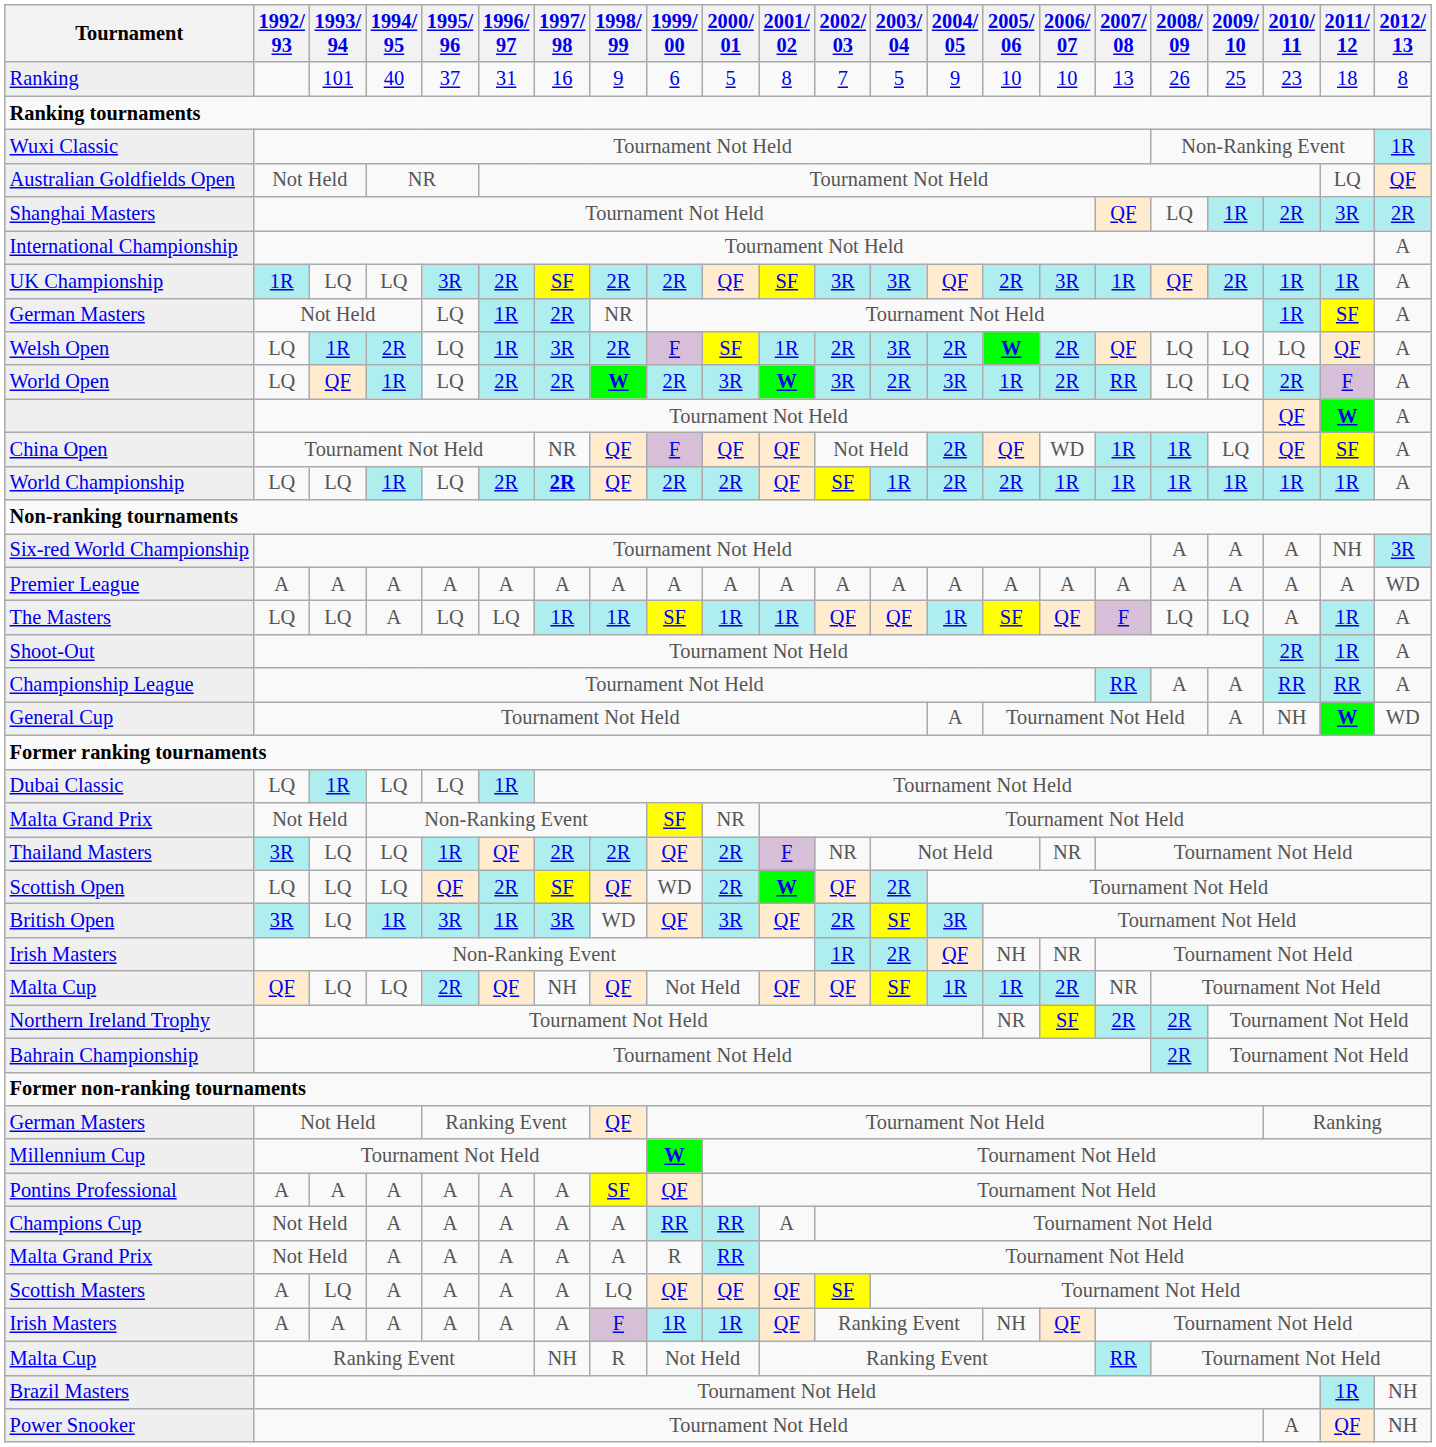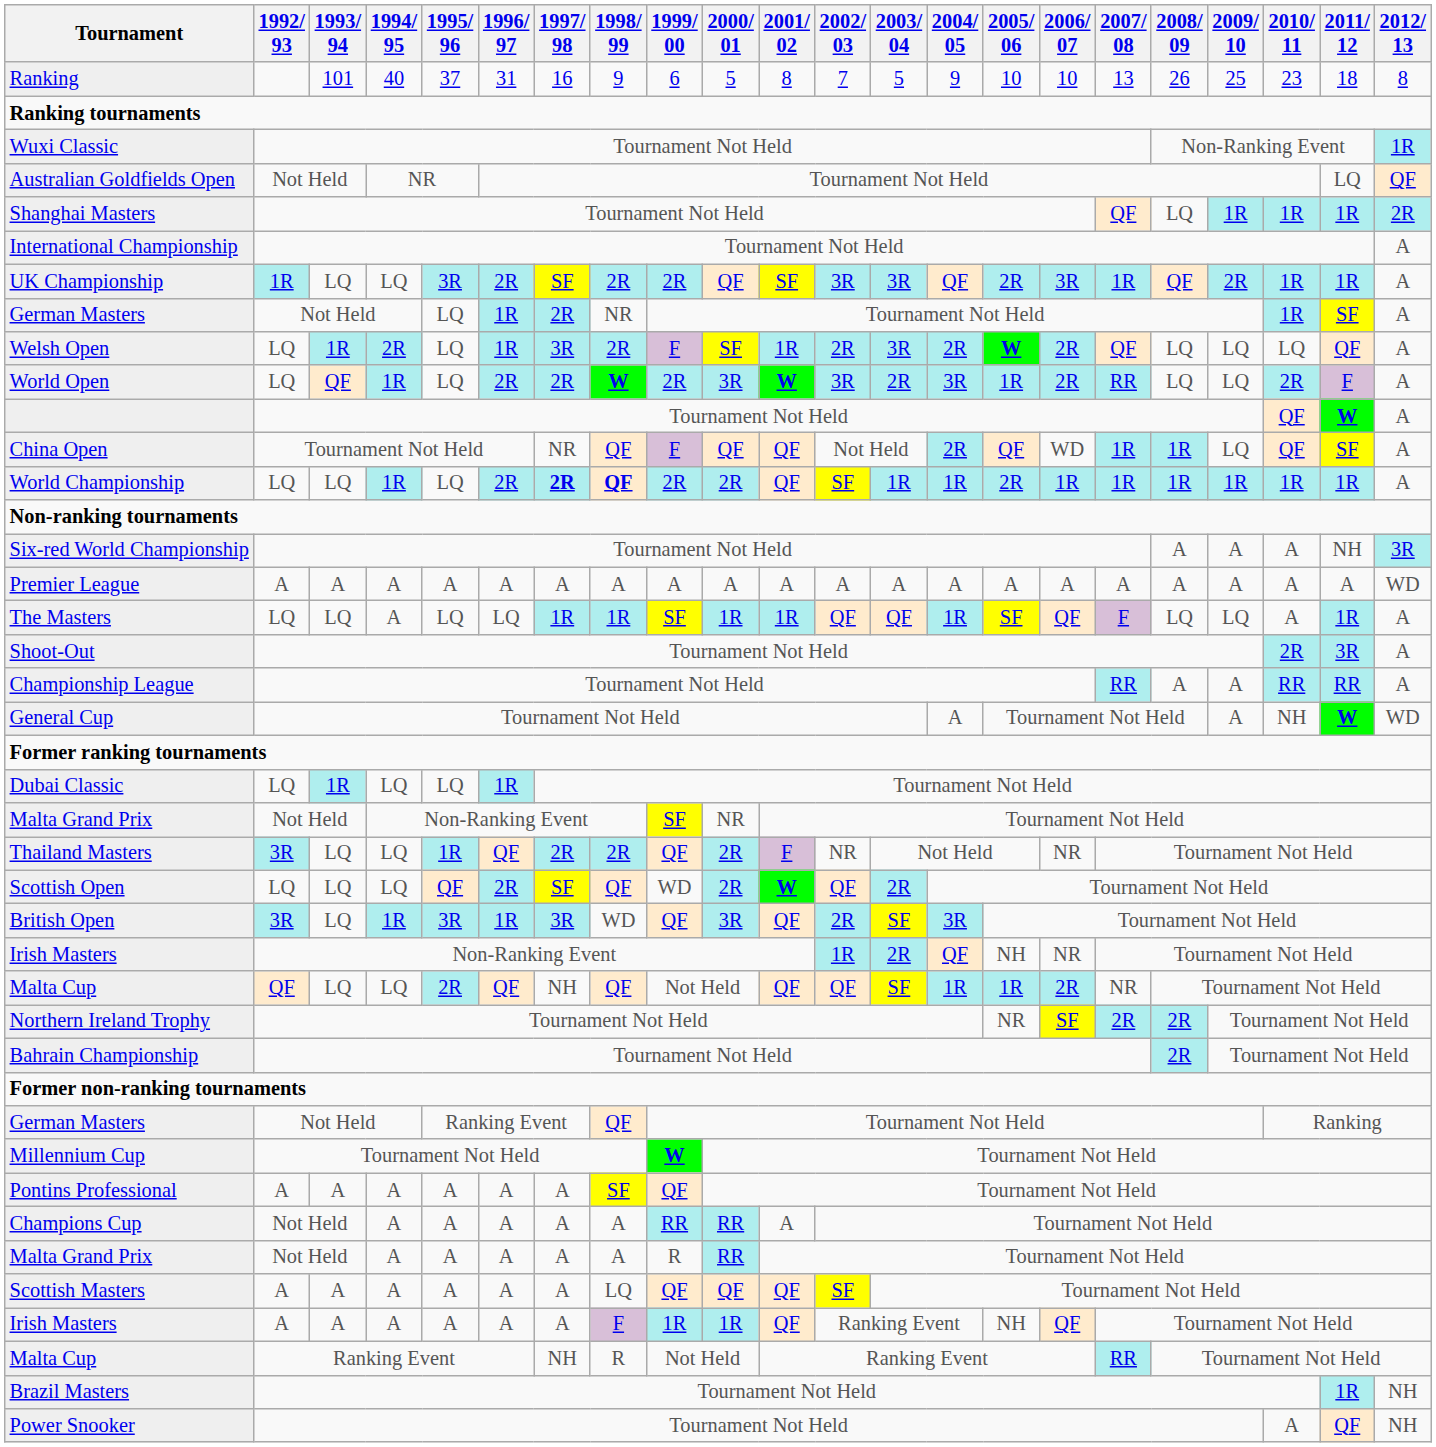(1292, 213) 2R -> (1292, 213) 1R
(1347, 213) 3R -> (1347, 213) 1R
(618, 482) normal -> (618, 482) bold
(955, 482) 2R -> (955, 482) 1R
(1347, 650) 1R -> (1347, 650) 3R
(338, 1290) LQ -> (338, 1290) A
